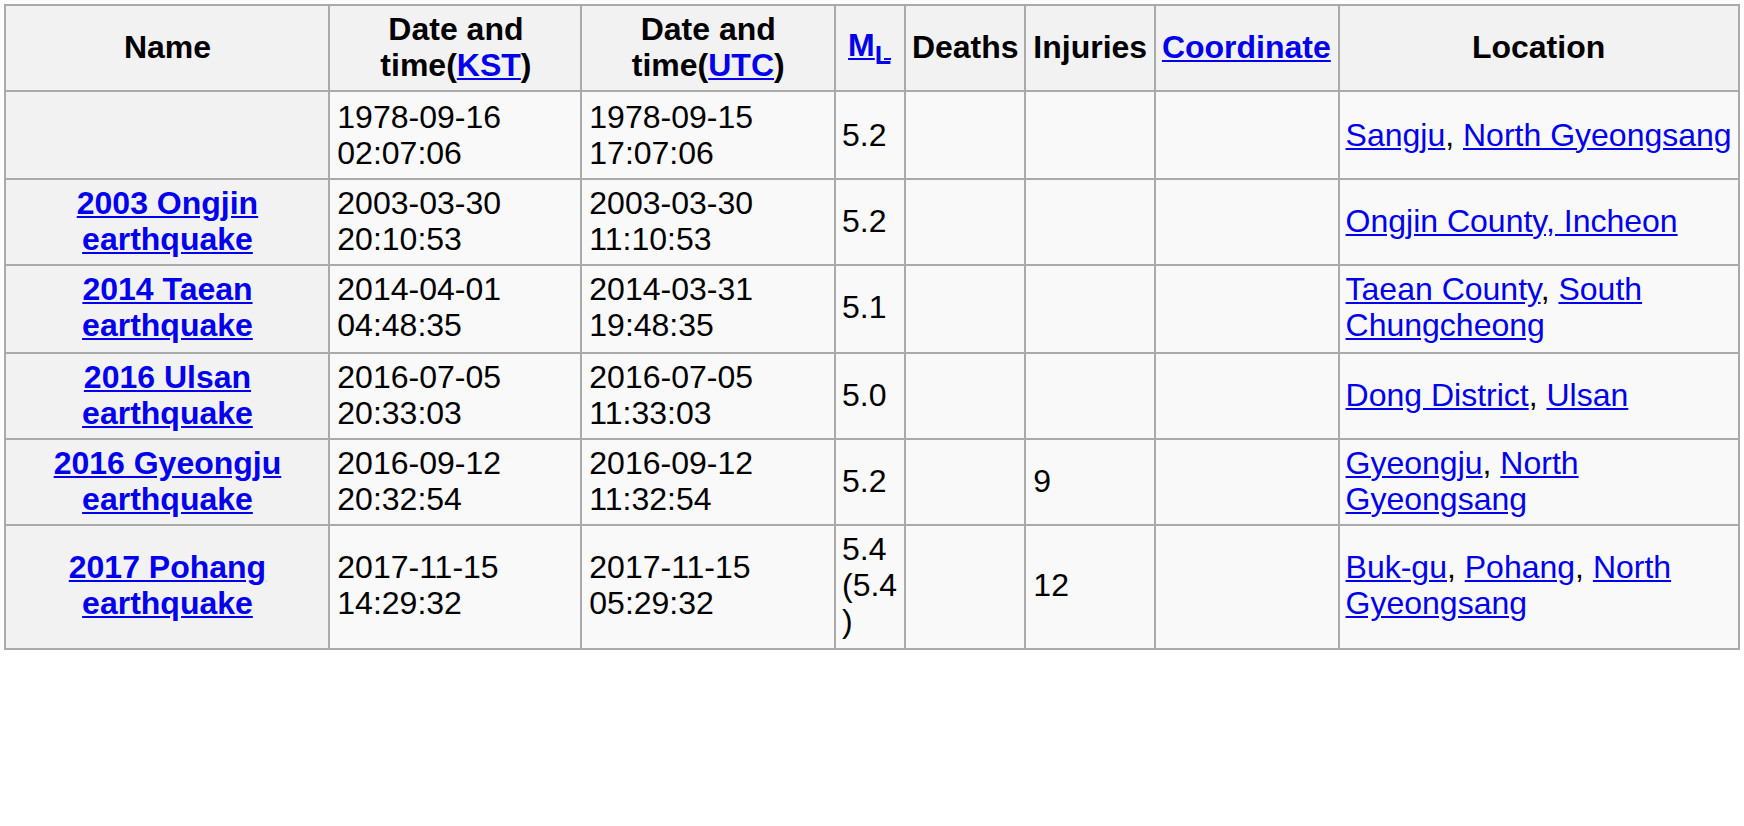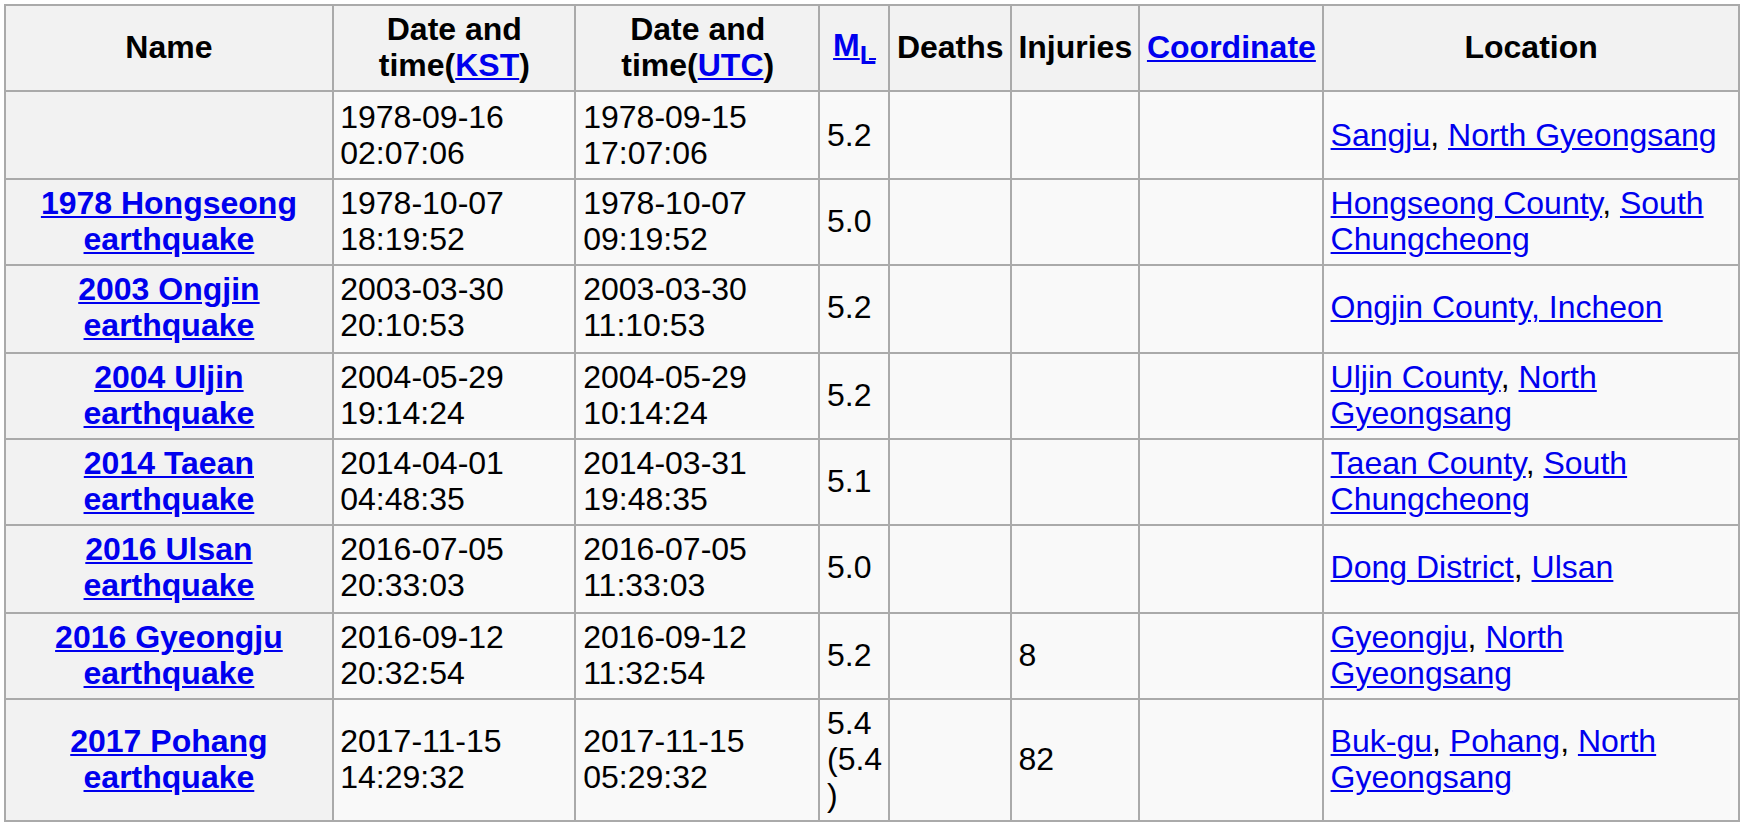+ row: (169, 221)
+ row: (169, 394)
(1042, 481) 9 -> (1027, 655) 8
(1051, 586) 12 -> (1036, 759) 82
